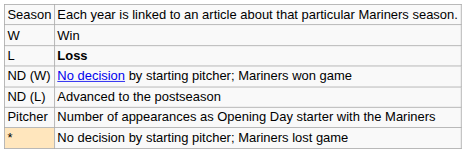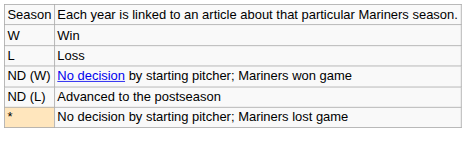(72, 55) bold -> (71, 55) normal
- row: (28, 117)
